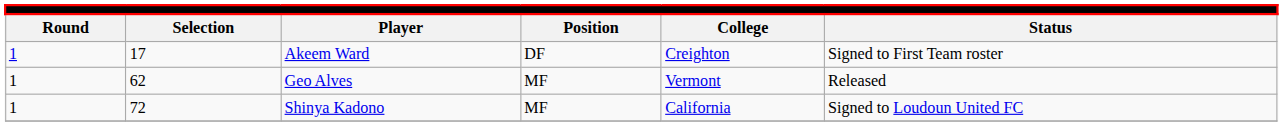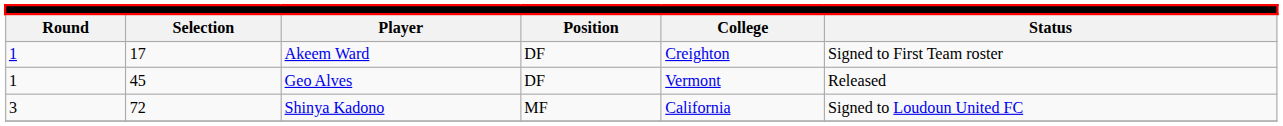(138, 81) 62 -> (138, 81) 45
(536, 81) MF -> (535, 81) DF
(13, 107) 1 -> (13, 107) 3
